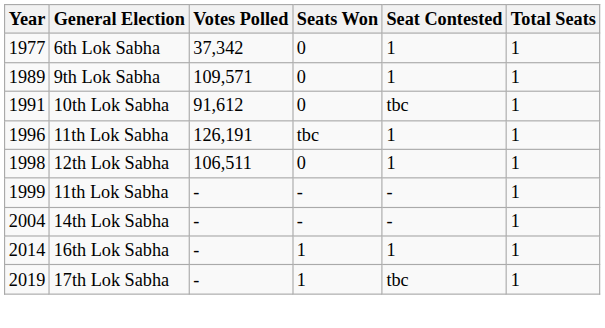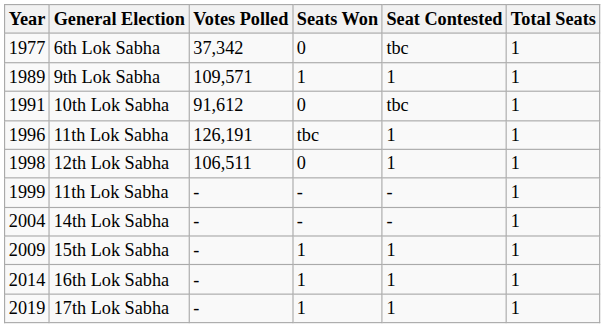(391, 47) 1 -> (398, 47) tbc
(301, 76) 0 -> (301, 76) 1
+ row: (27, 250)
(398, 279) tbc -> (391, 308) 1
